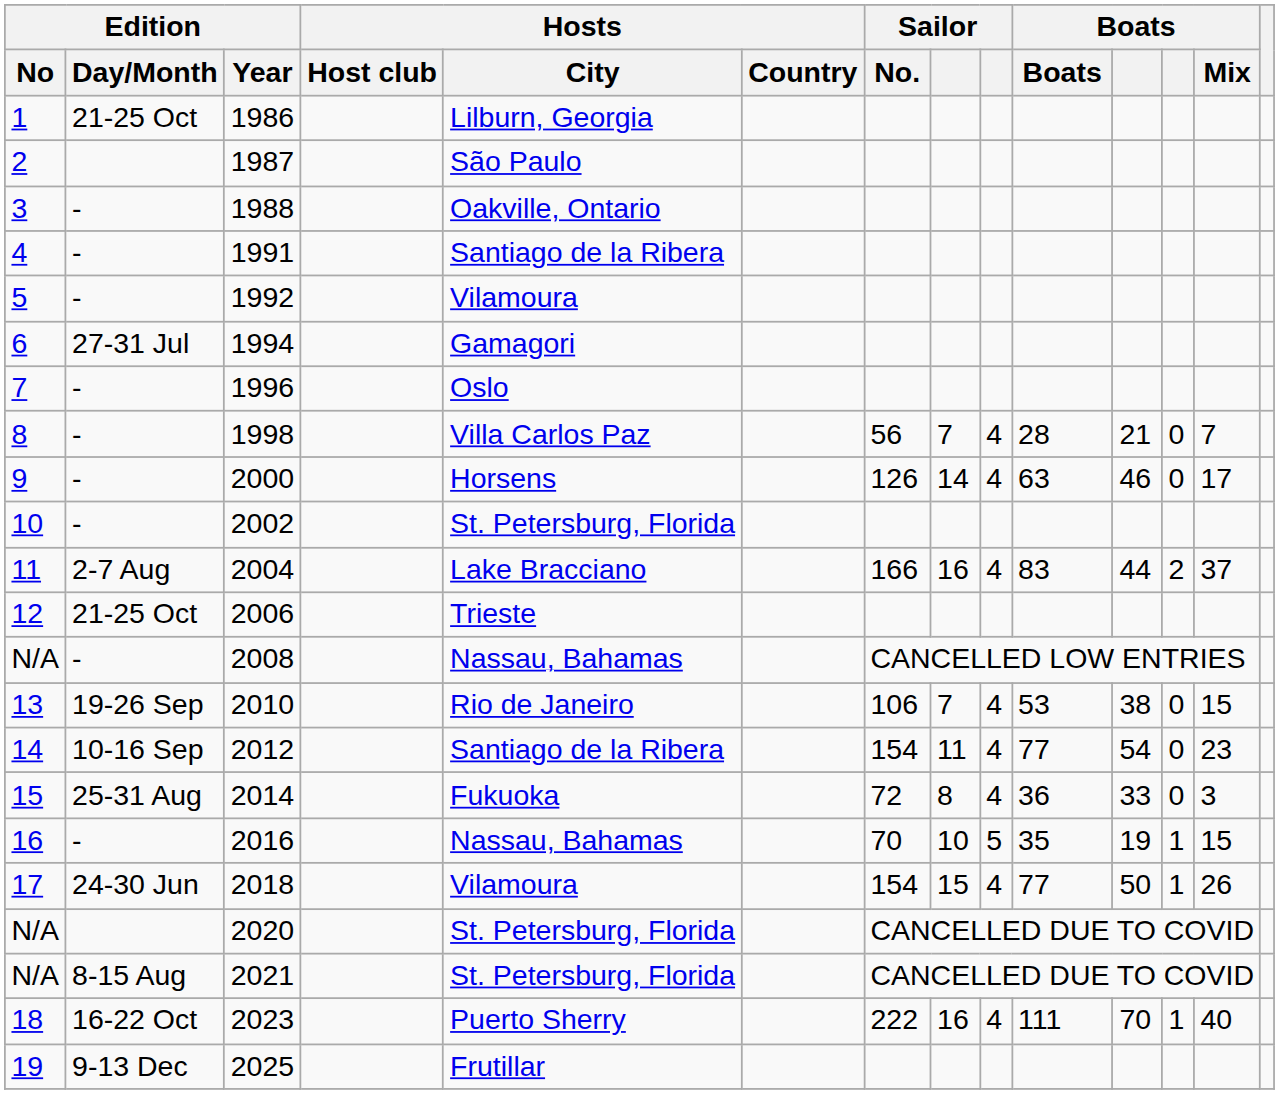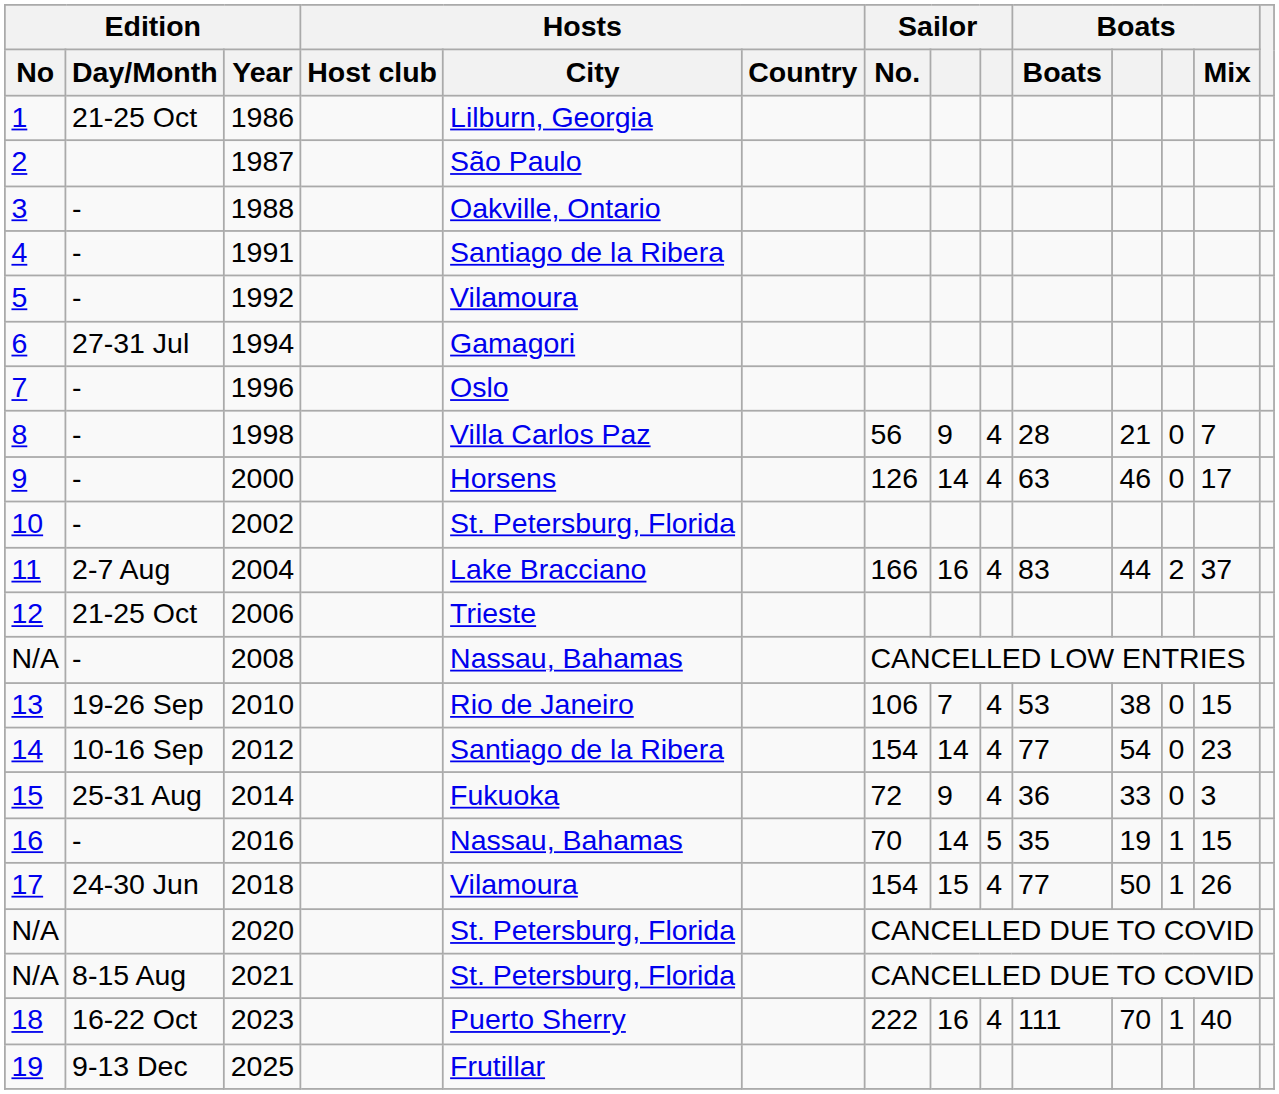(945, 433) 7 -> (945, 433) 9
(952, 749) 11 -> (953, 749) 14
(945, 794) 8 -> (945, 794) 9
(953, 840) 10 -> (953, 840) 14
